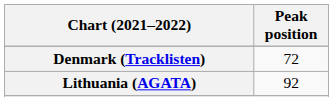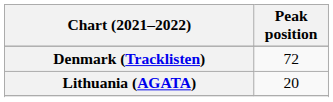(291, 83) 92 -> (291, 83) 20
